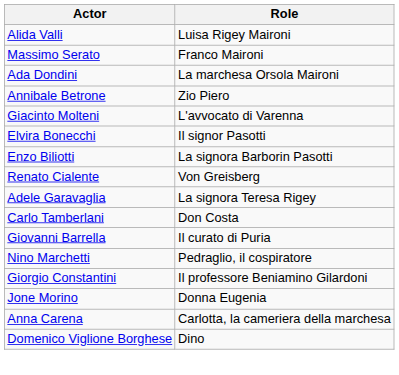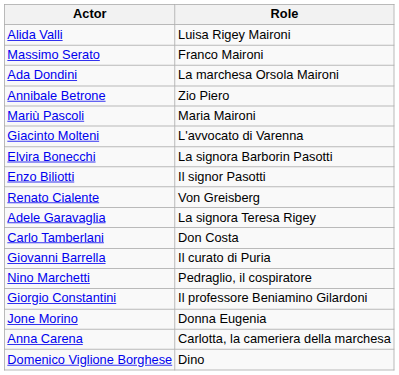+ row: (46, 116)
(222, 136) Il signor Pasotti -> (255, 156) La signora Barborin Pasotti
(255, 156) La signora Barborin Pasotti -> (222, 177) Il signor Pasotti
